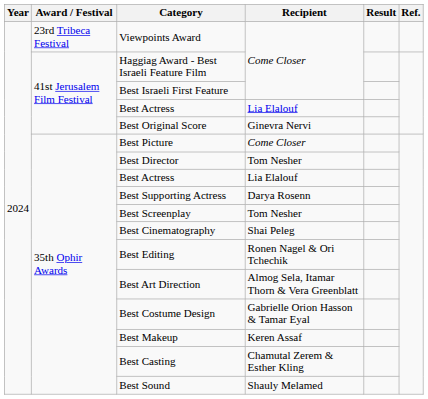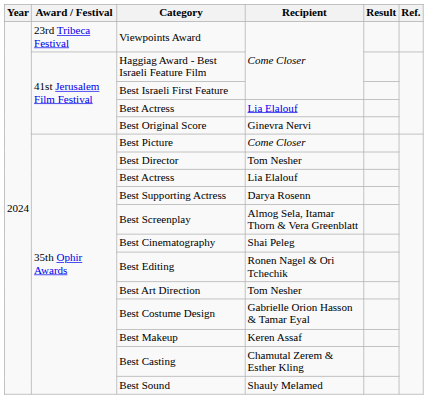(275, 213) Tom Nesher -> (303, 219) Almog Sela, Itamar Thorn & Vera Greenblatt
(303, 284) Almog Sela, Itamar Thorn & Vera Greenblatt -> (275, 290) Tom Nesher
